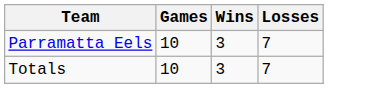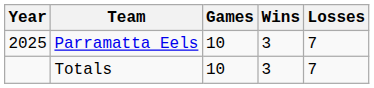+ column: (28, 18)
